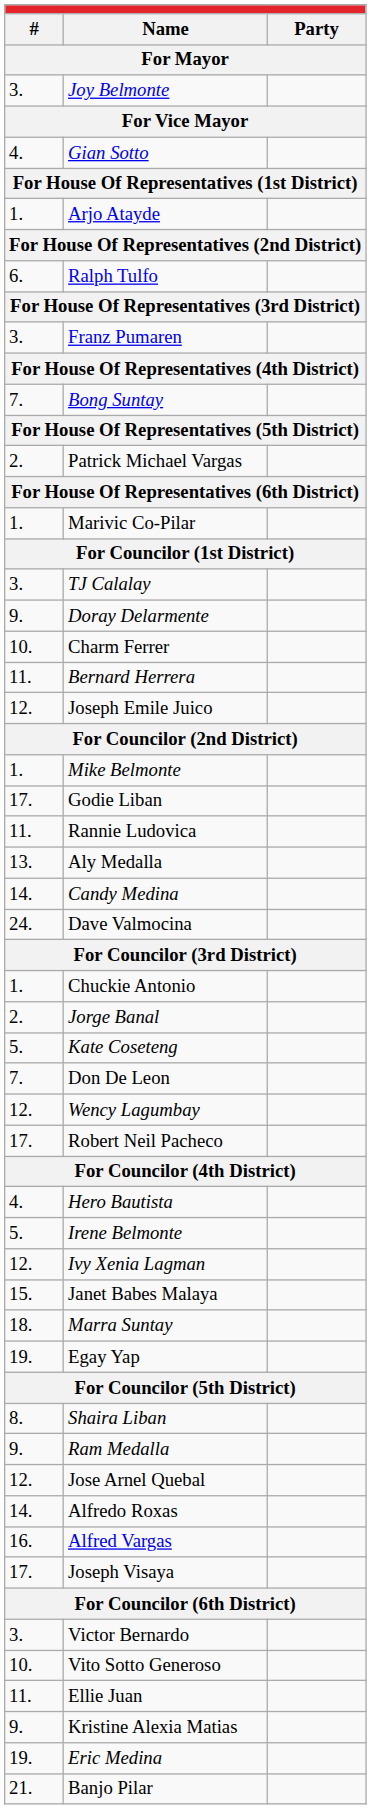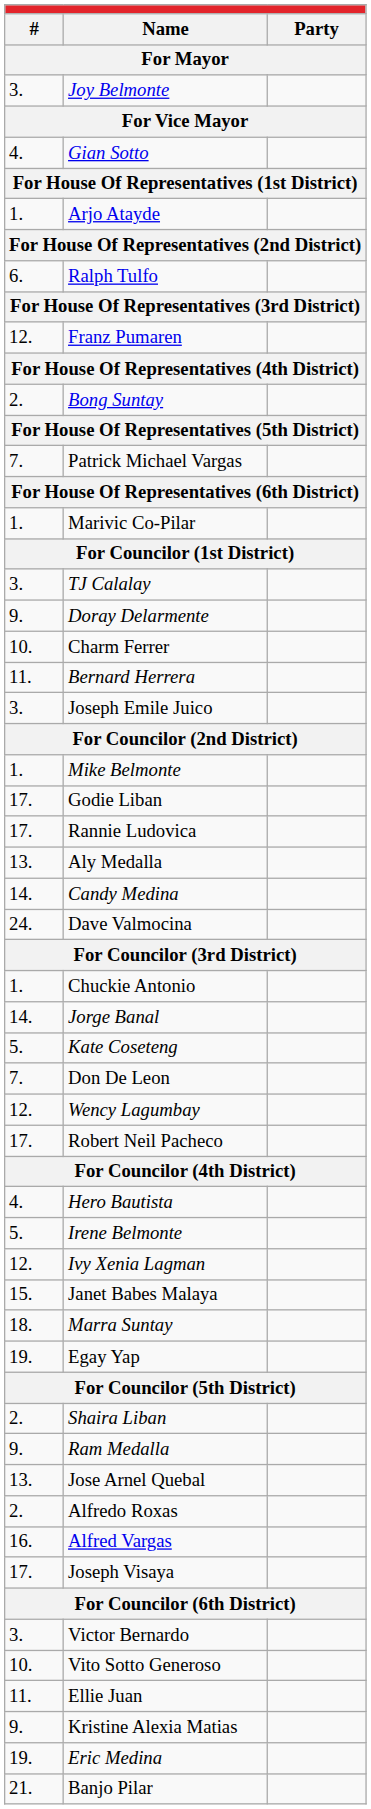(16, 337) 3. -> (21, 337) 12.
(16, 399) 7. -> (16, 399) 2.
(16, 461) 2. -> (16, 461) 7.
(21, 708) 12. -> (16, 708) 3.
(20, 831) 11. -> (21, 831) 17.
(16, 1017) 2. -> (21, 1017) 14.
(16, 1418) 8. -> (16, 1418) 2.
(21, 1480) 12. -> (21, 1480) 13.
(21, 1511) 14. -> (16, 1511) 2.
